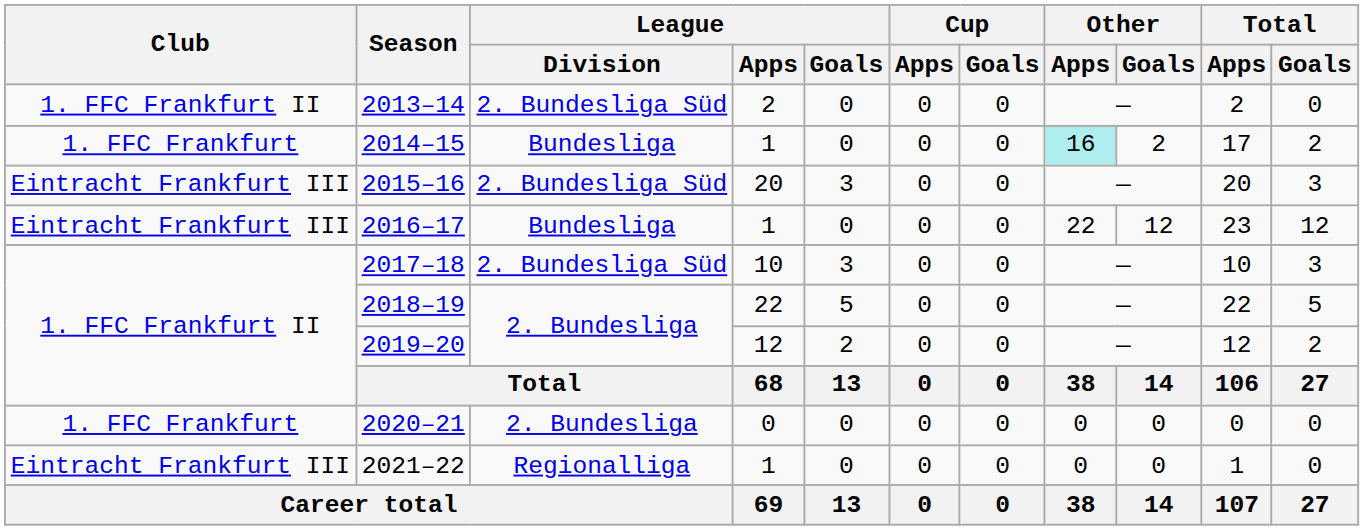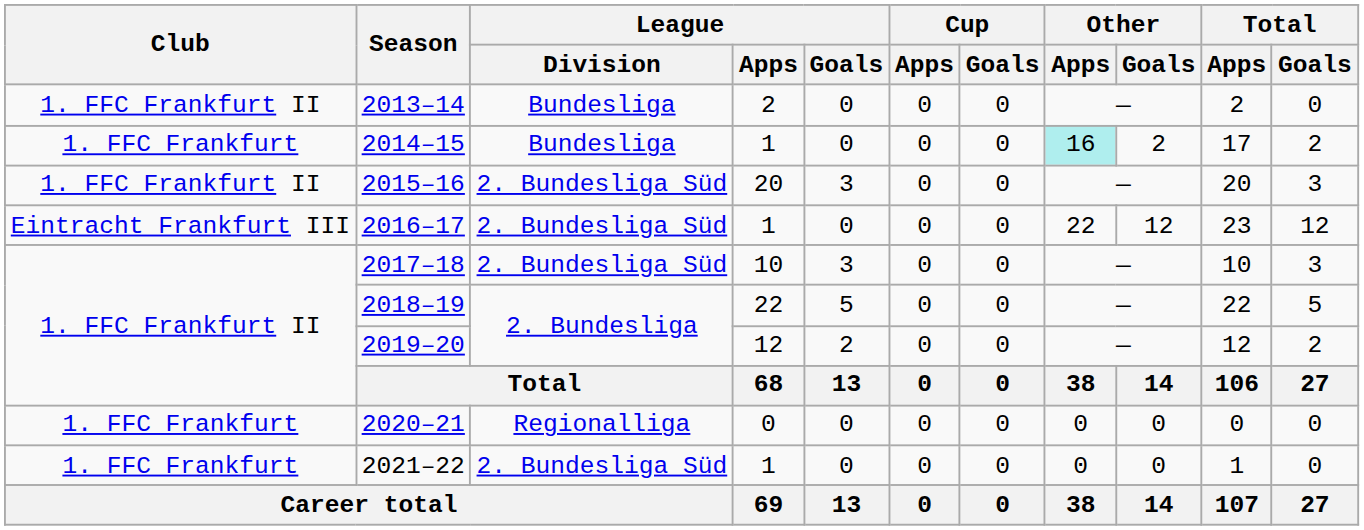(602, 105) 2. Bundesliga Süd -> (602, 105) Bundesliga
(180, 185) Eintracht Frankfurt III -> (180, 185) 1. FFC Frankfurt II
(602, 225) Bundesliga -> (602, 225) 2. Bundesliga Süd
(602, 425) 2. Bundesliga -> (602, 425) Regionalliga
(180, 465) Eintracht Frankfurt III -> (180, 465) 1. FFC Frankfurt
(602, 465) Regionalliga -> (602, 465) 2. Bundesliga Süd
